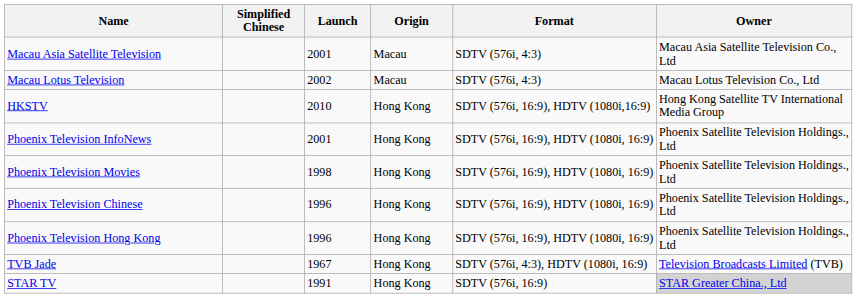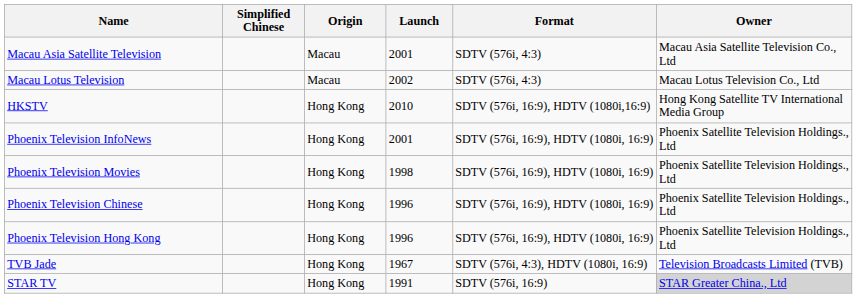columns swapped: (412, 20) <-> (338, 20)
